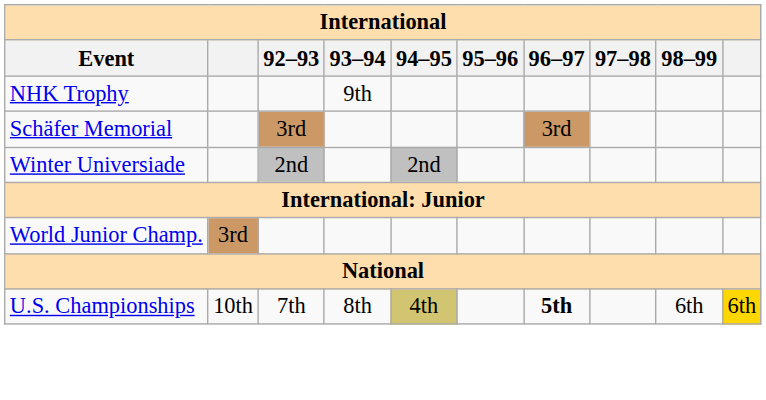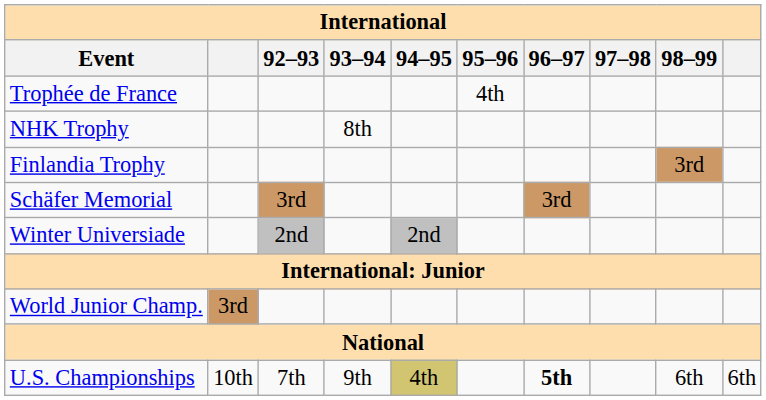+ row: (93, 93)
(358, 93) 9th -> (358, 128) 8th
+ row: (87, 164)
(358, 306) 8th -> (358, 377) 9th
(742, 306) gold background -> (742, 377) no background
